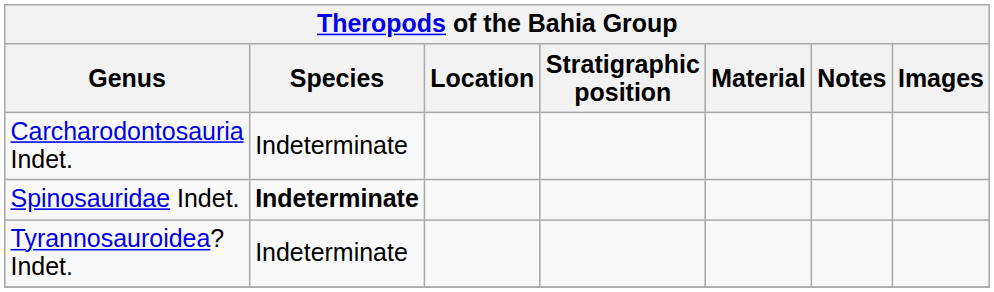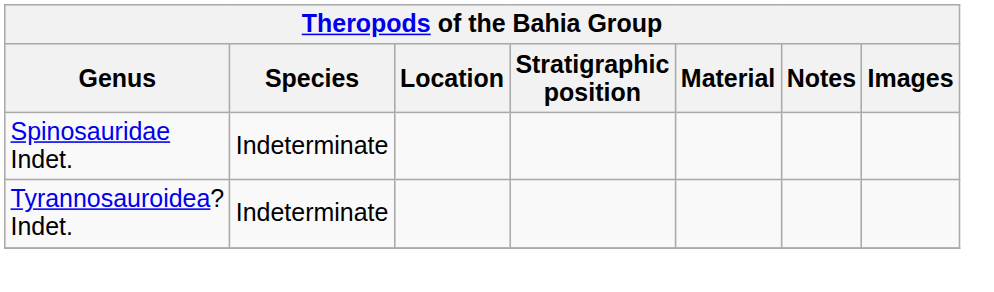- row: (127, 145)
(337, 199) bold -> (312, 145) normal
